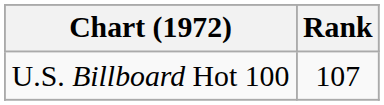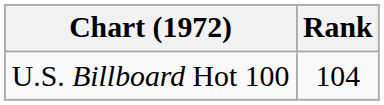(338, 75) 107 -> (338, 75) 104
